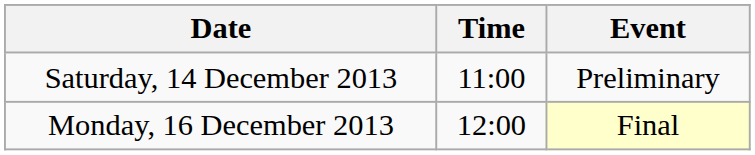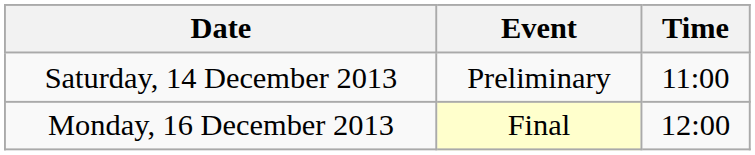columns swapped: (491, 28) <-> (648, 28)
